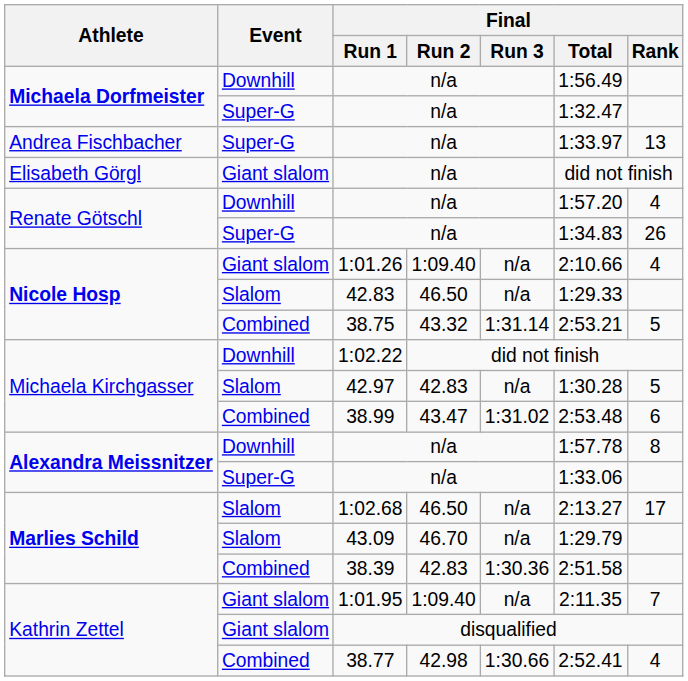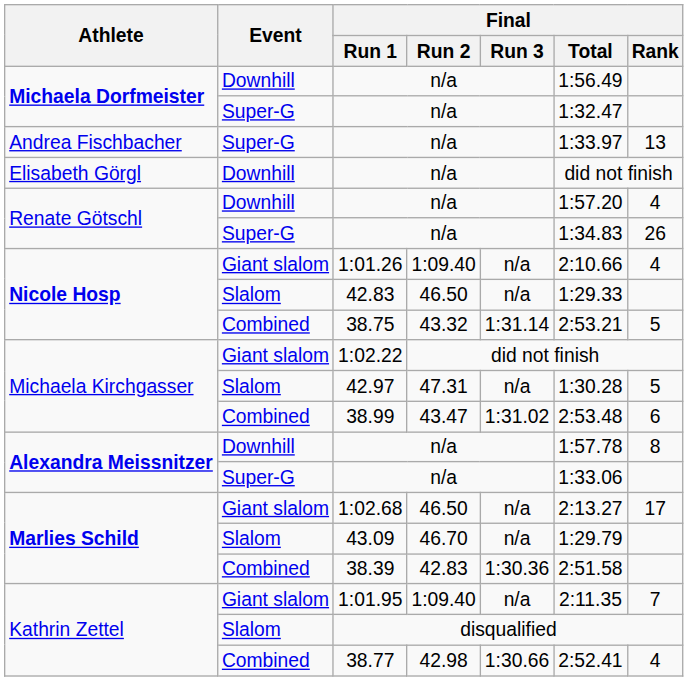(275, 173) Giant slalom -> (258, 173) Downhill
(258, 356) Downhill -> (275, 356) Giant slalom
(444, 386) 42.83 -> (444, 386) 47.31
(251, 508) Slalom -> (275, 508) Giant slalom
(275, 630) Giant slalom -> (251, 630) Slalom
